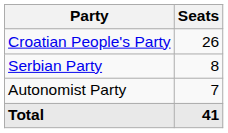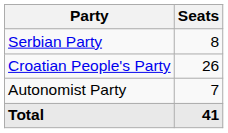rows swapped: (89, 41) <-> (55, 66)
